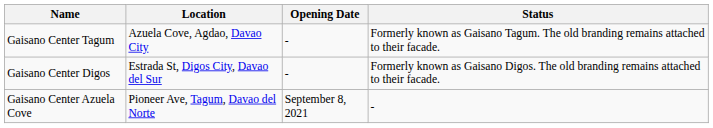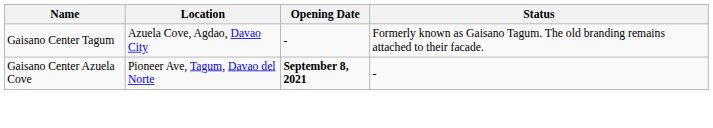- row: (59, 73)
(315, 106) normal -> (316, 73) bold
